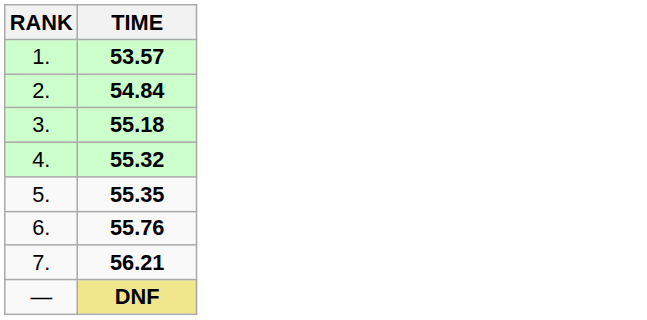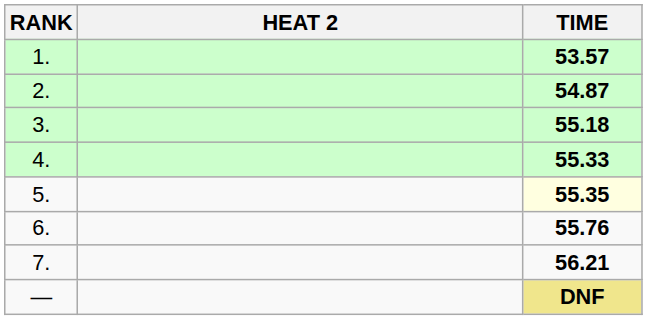+ column: (300, 22)
(137, 91) 54.84 -> (582, 91) 54.87
(137, 160) 55.32 -> (582, 160) 55.33
(137, 194) no background -> (582, 194) lightyellow background
